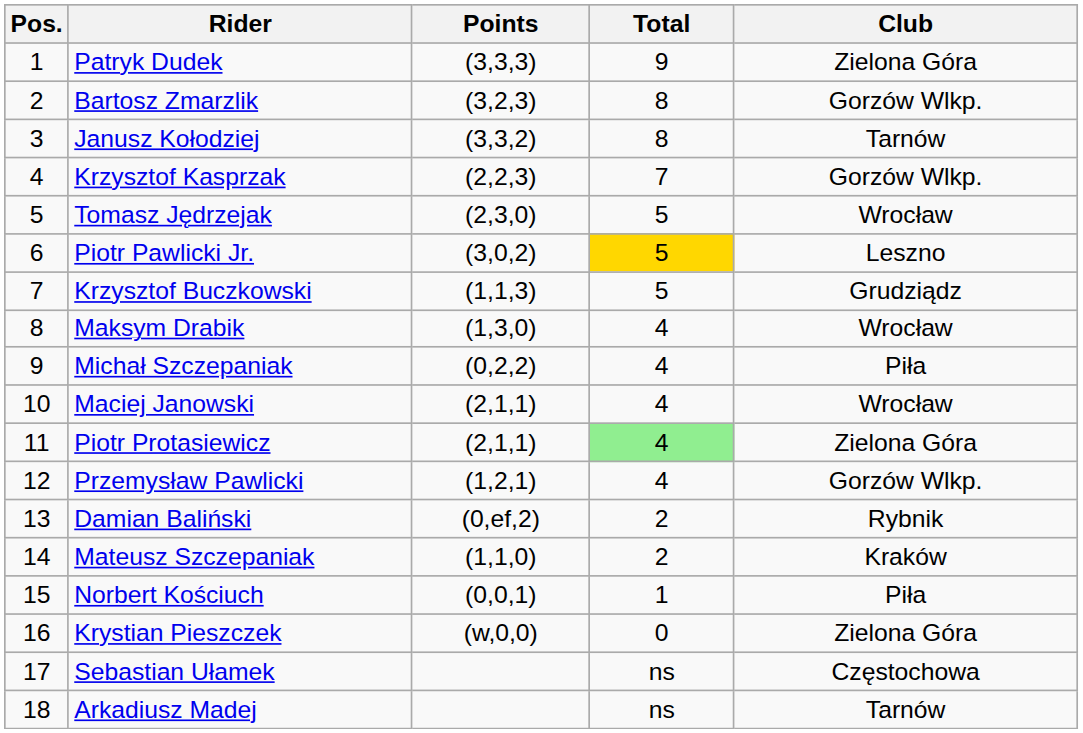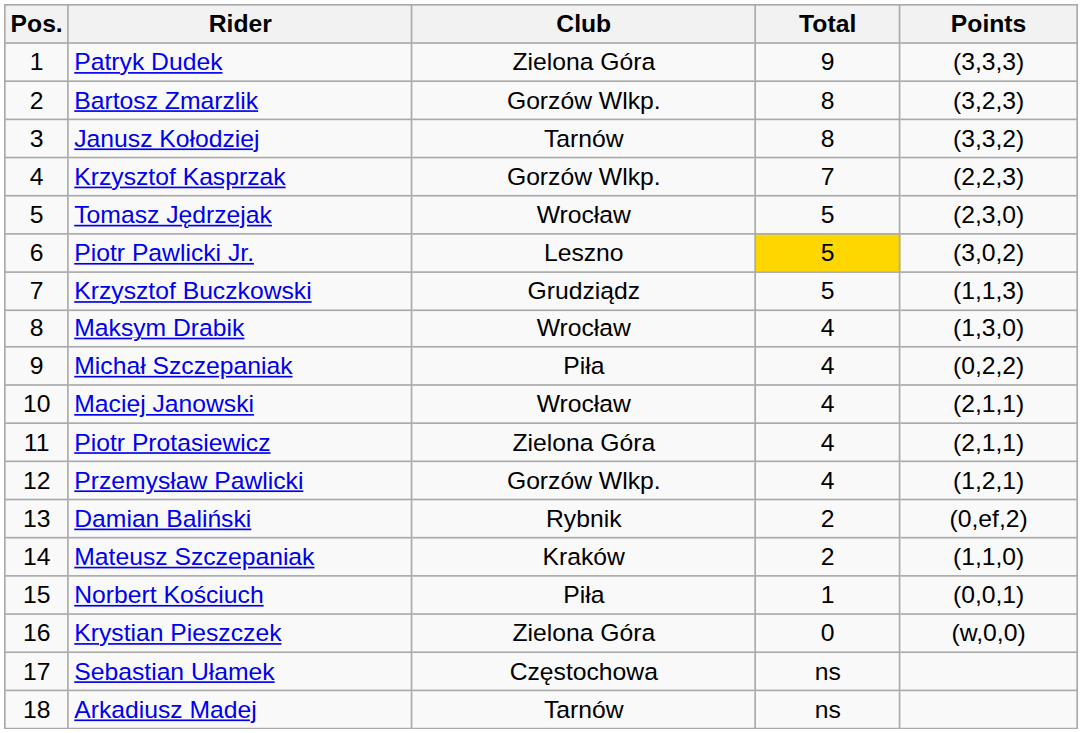columns swapped: (906, 24) <-> (501, 24)
(662, 443) lightgreen background -> (828, 443) no background
